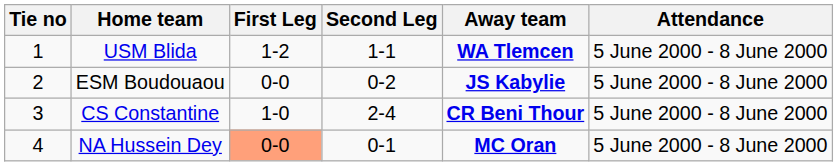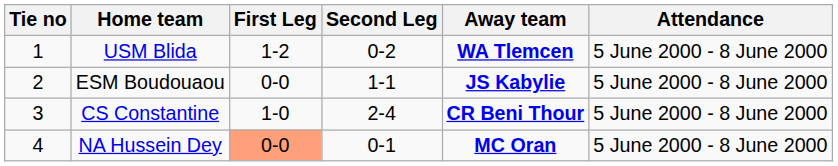(382, 51) 1-1 -> (382, 51) 0-2
(382, 82) 0-2 -> (382, 82) 1-1
